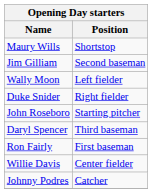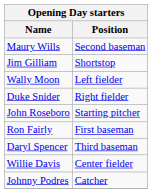(95, 46) Shortstop -> (110, 46) Second baseman
(110, 63) Second baseman -> (95, 63) Shortstop
rows swapped: (29, 146) <-> (37, 130)
